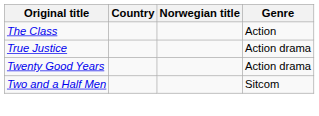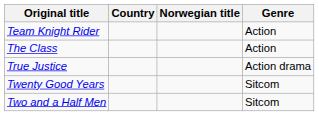+ row: (53, 31)
(278, 66) Action drama -> (262, 84) Sitcom
